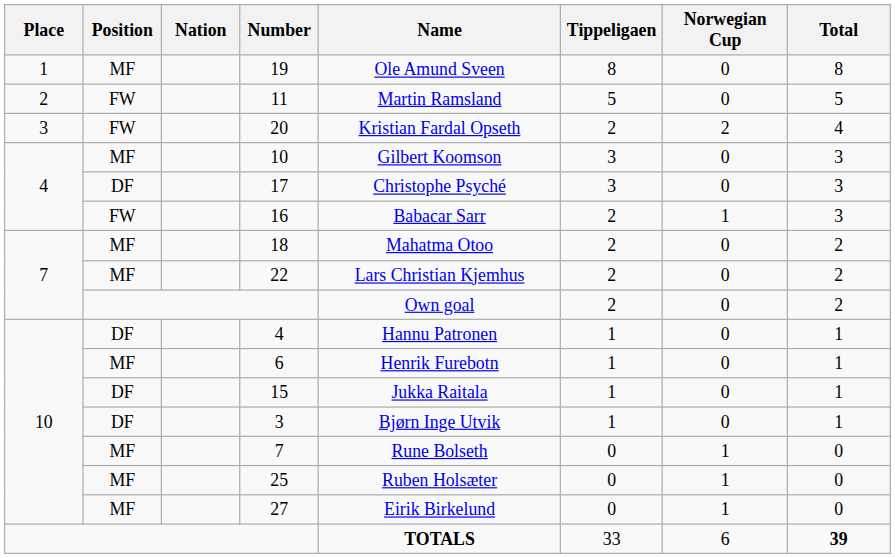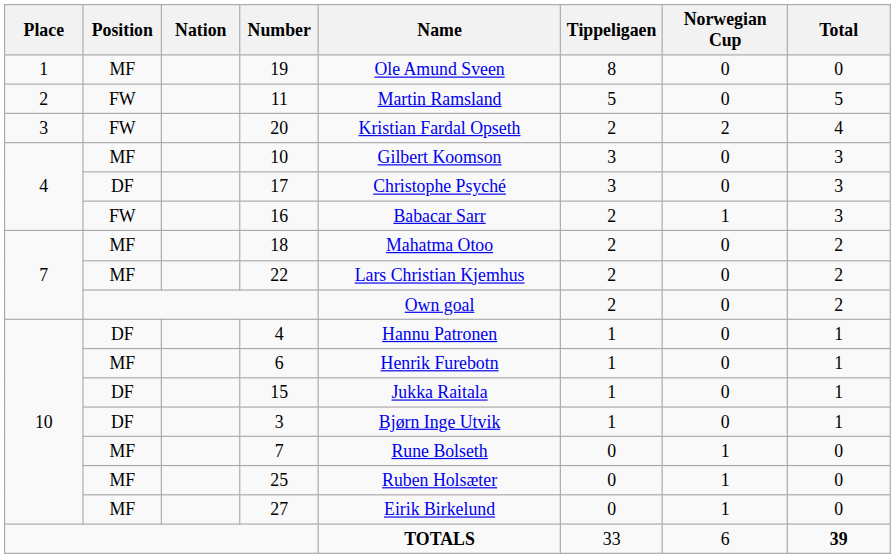(839, 69) 8 -> (839, 69) 0
